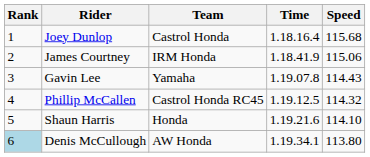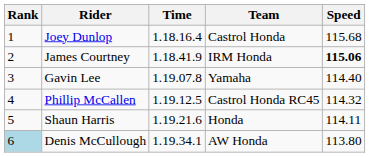columns swapped: (208, 15) <-> (295, 15)
(344, 57) normal -> (344, 57) bold
(344, 78) 114.43 -> (344, 78) 114.40
(344, 120) 114.10 -> (343, 120) 114.11
